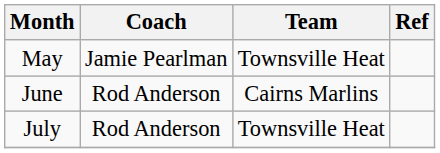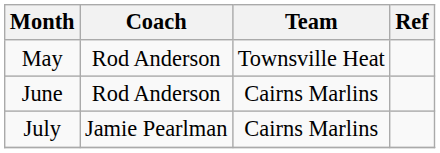(156, 57) Jamie Pearlman -> (156, 57) Rod Anderson
(156, 128) Rod Anderson -> (156, 128) Jamie Pearlman
(311, 128) Townsville Heat -> (311, 128) Cairns Marlins
